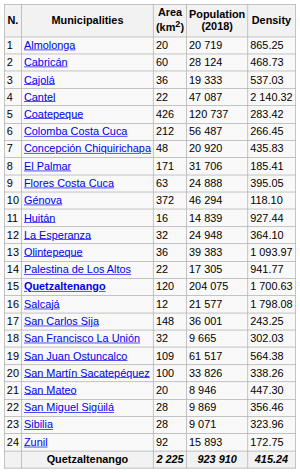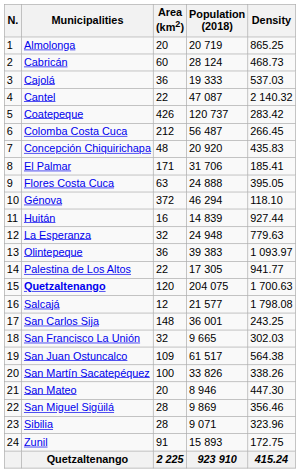(267, 235) 364.10 -> (267, 235) 779.63
(162, 442) 92 -> (162, 442) 91
